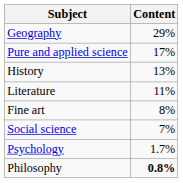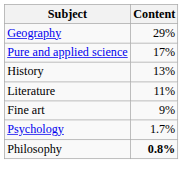(167, 110) 8% -> (167, 110) 9%
- row: (42, 129)
